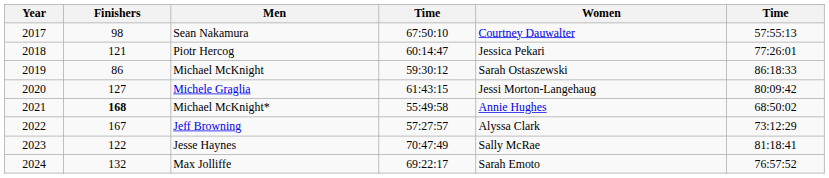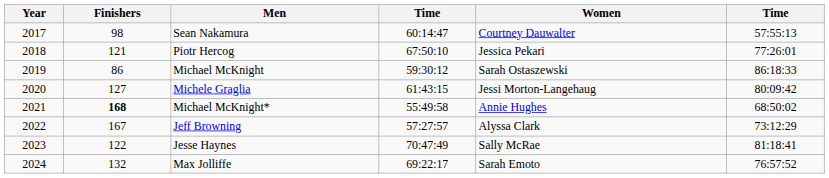(427, 32) 67:50:10 -> (427, 32) 60:14:47
(427, 51) 60:14:47 -> (427, 51) 67:50:10
